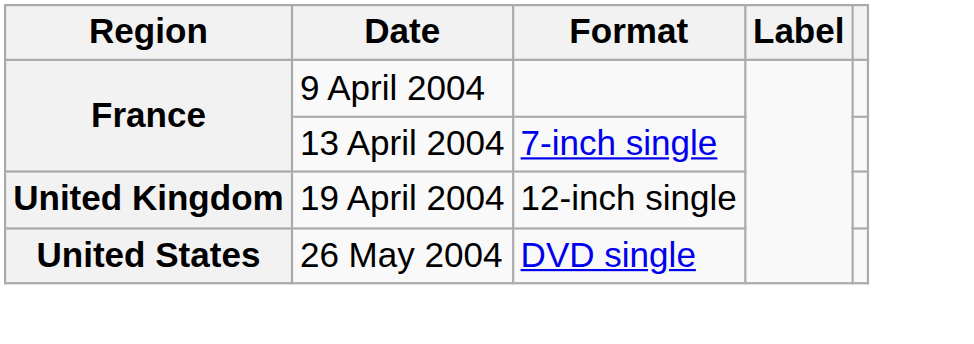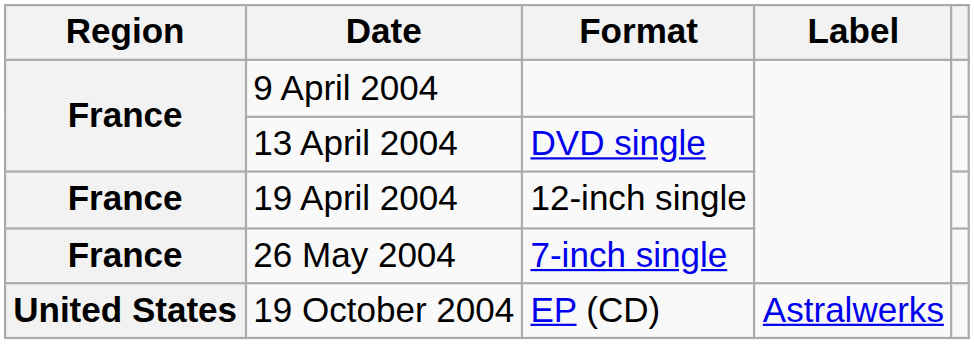(619, 143) 7-inch single -> (618, 143) DVD single
(148, 198) United Kingdom -> (125, 198) France
(148, 254) United States -> (125, 254) France
(608, 254) DVD single -> (629, 254) 7-inch single
+ row: (384, 310)
